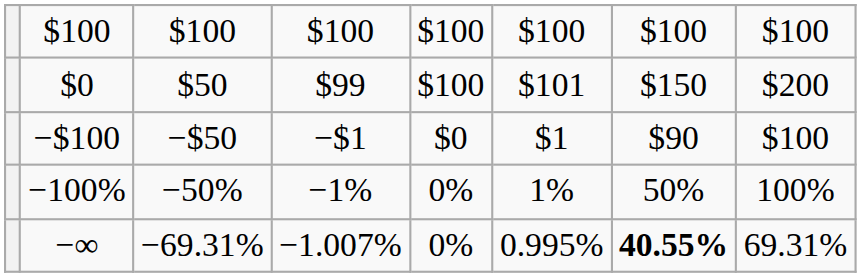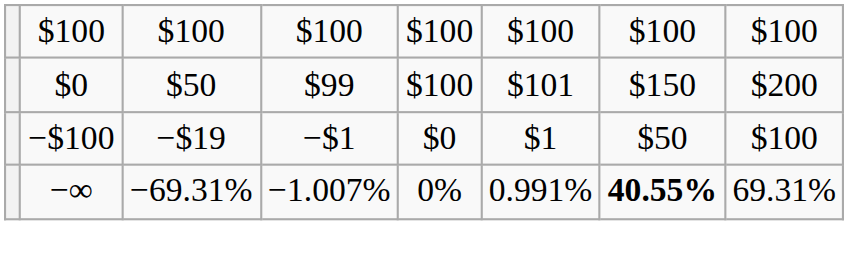(202, 137) −$50 -> (191, 137) −$19
(674, 137) $90 -> (662, 137) $50
- row: (77, 191)
(552, 244) 0.995% -> (541, 191) 0.991%
